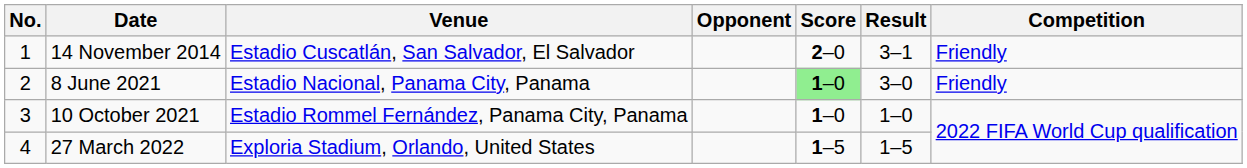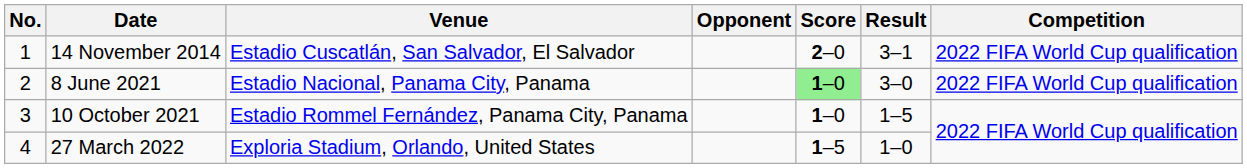(971, 52) Friendly -> (1087, 52) 2022 FIFA World Cup qualification
(971, 83) Friendly -> (1087, 83) 2022 FIFA World Cup qualification
(896, 115) 1–0 -> (896, 115) 1–5
(896, 147) 1–5 -> (896, 147) 1–0
